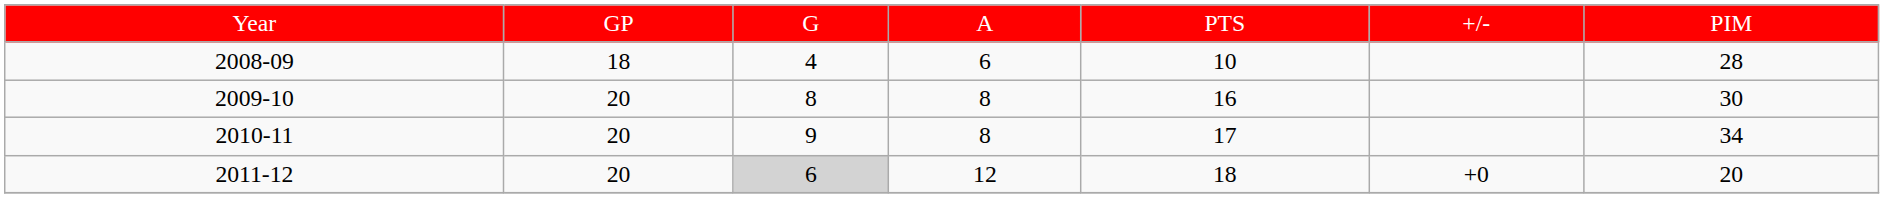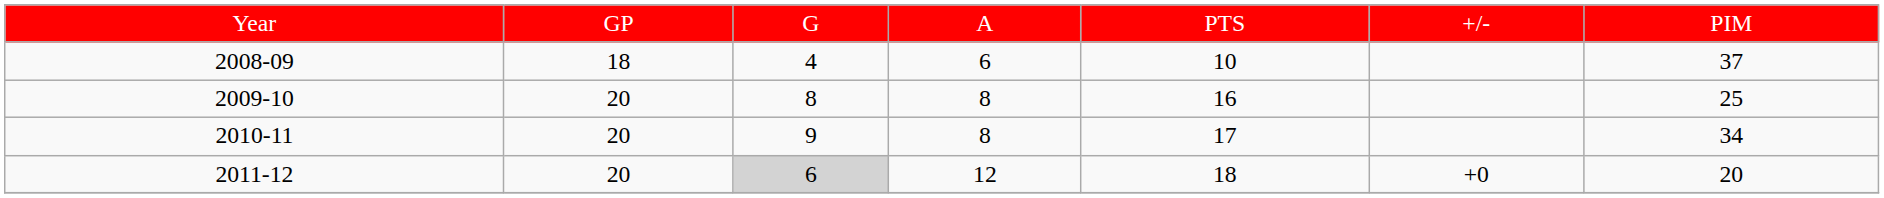(1731, 60) 28 -> (1731, 60) 37
(1731, 98) 30 -> (1731, 98) 25
